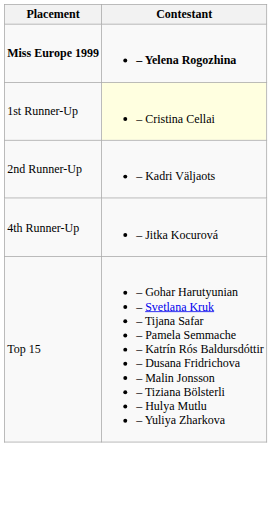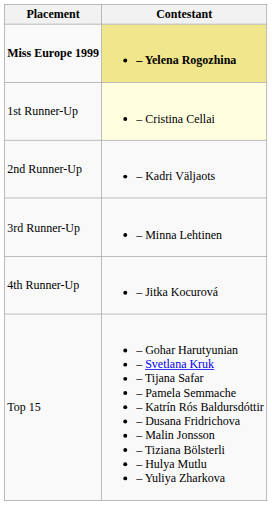(184, 60) no background -> (184, 60) khaki background
+ row: (44, 227)
